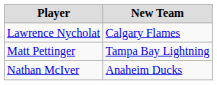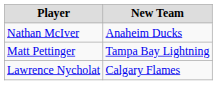rows swapped: (43, 70) <-> (54, 32)
